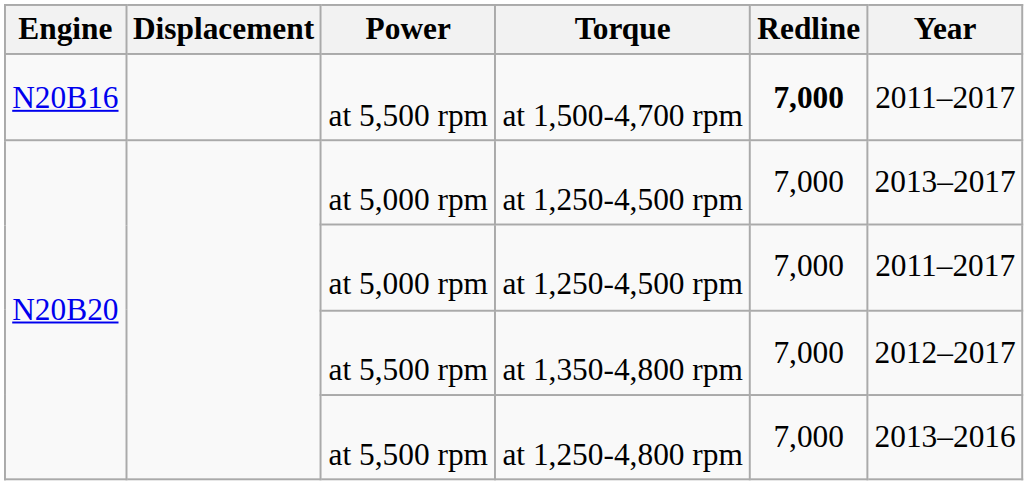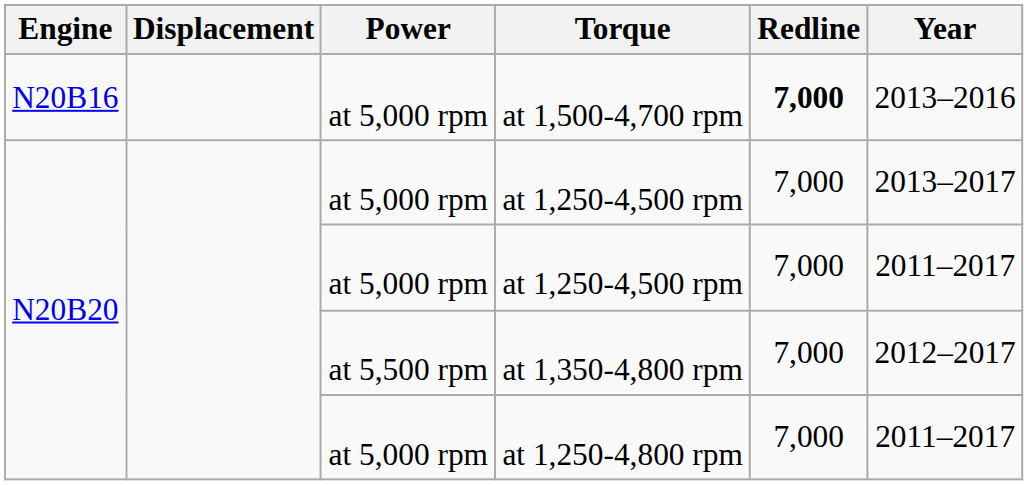(408, 114) at 5,500 rpm -> (408, 114) at 5,000 rpm
(945, 96) 2011–2017 -> (945, 96) 2013–2016
(408, 454) at 5,500 rpm -> (408, 454) at 5,000 rpm
(945, 436) 2013–2016 -> (945, 436) 2011–2017
